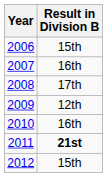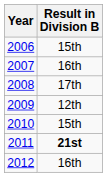(70, 124) 16th -> (70, 124) 15th
(70, 162) 15th -> (70, 162) 16th
